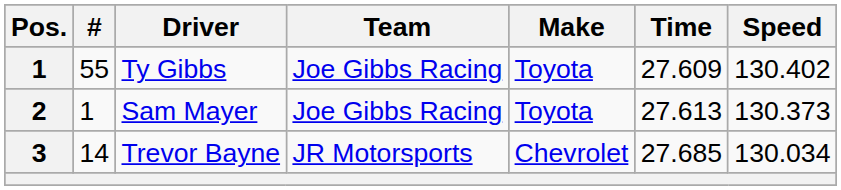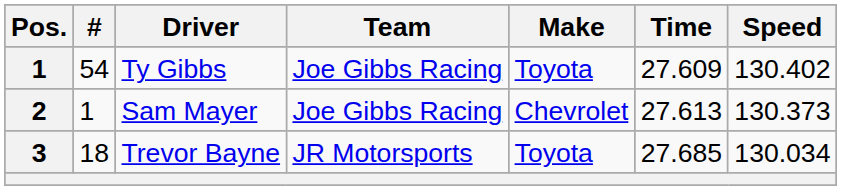(94, 68) 55 -> (94, 68) 54
(554, 110) Toyota -> (571, 110) Chevrolet
(94, 152) 14 -> (94, 152) 18
(571, 152) Chevrolet -> (554, 152) Toyota
